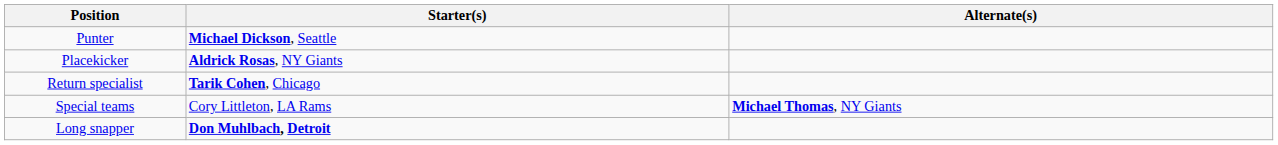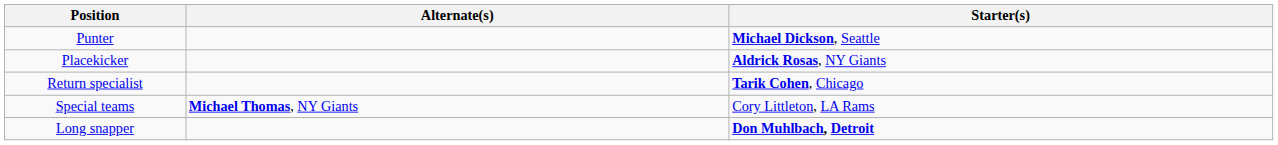columns swapped: (457, 15) <-> (1001, 15)
